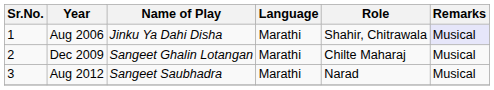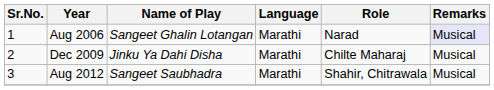(166, 34) Jinku Ya Dahi Disha -> (181, 34) Sangeet Ghalin Lotangan
(376, 34) Shahir, Chitrawala -> (342, 34) Narad
(181, 54) Sangeet Ghalin Lotangan -> (166, 54) Jinku Ya Dahi Disha
(342, 74) Narad -> (376, 74) Shahir, Chitrawala
